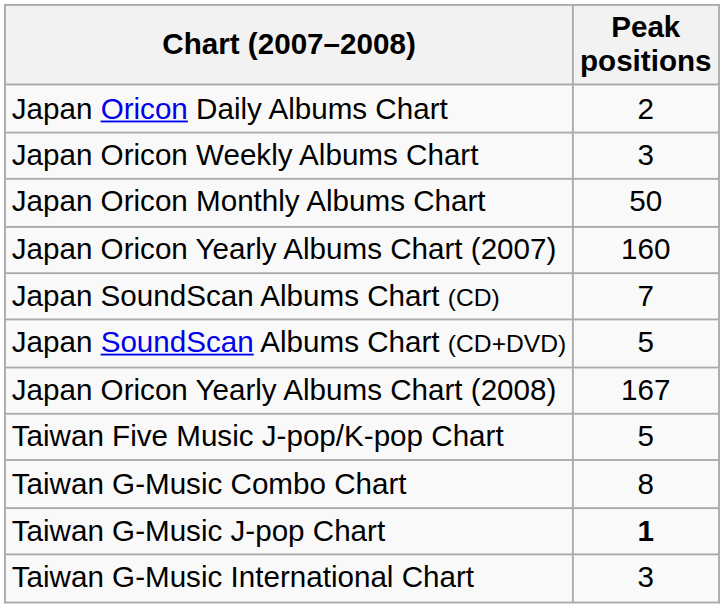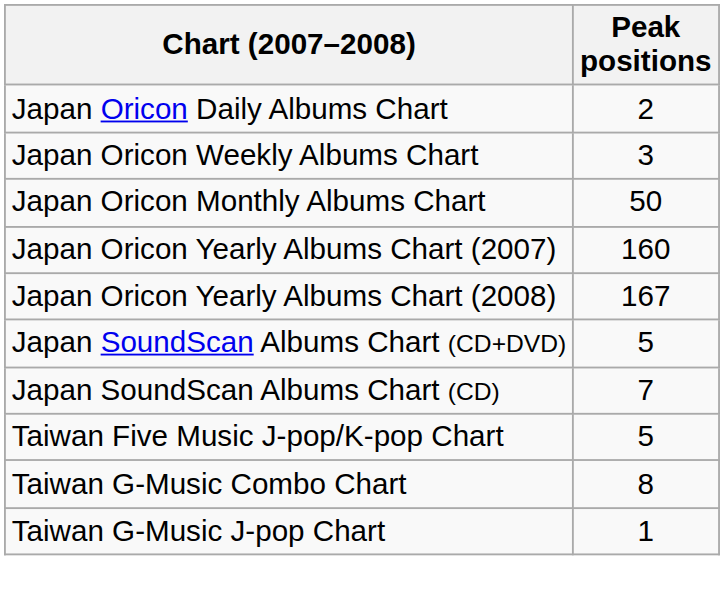rows swapped: (284, 389) <-> (256, 295)
(646, 530) bold -> (646, 530) normal
- row: (243, 577)
